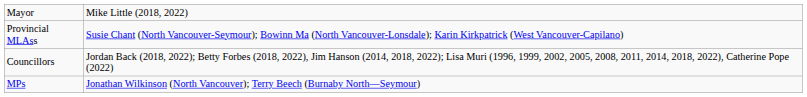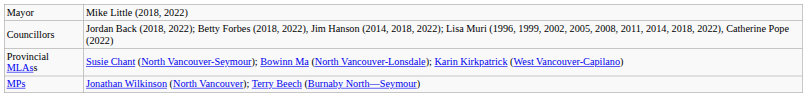rows swapped: (31, 62) <-> (28, 34)
